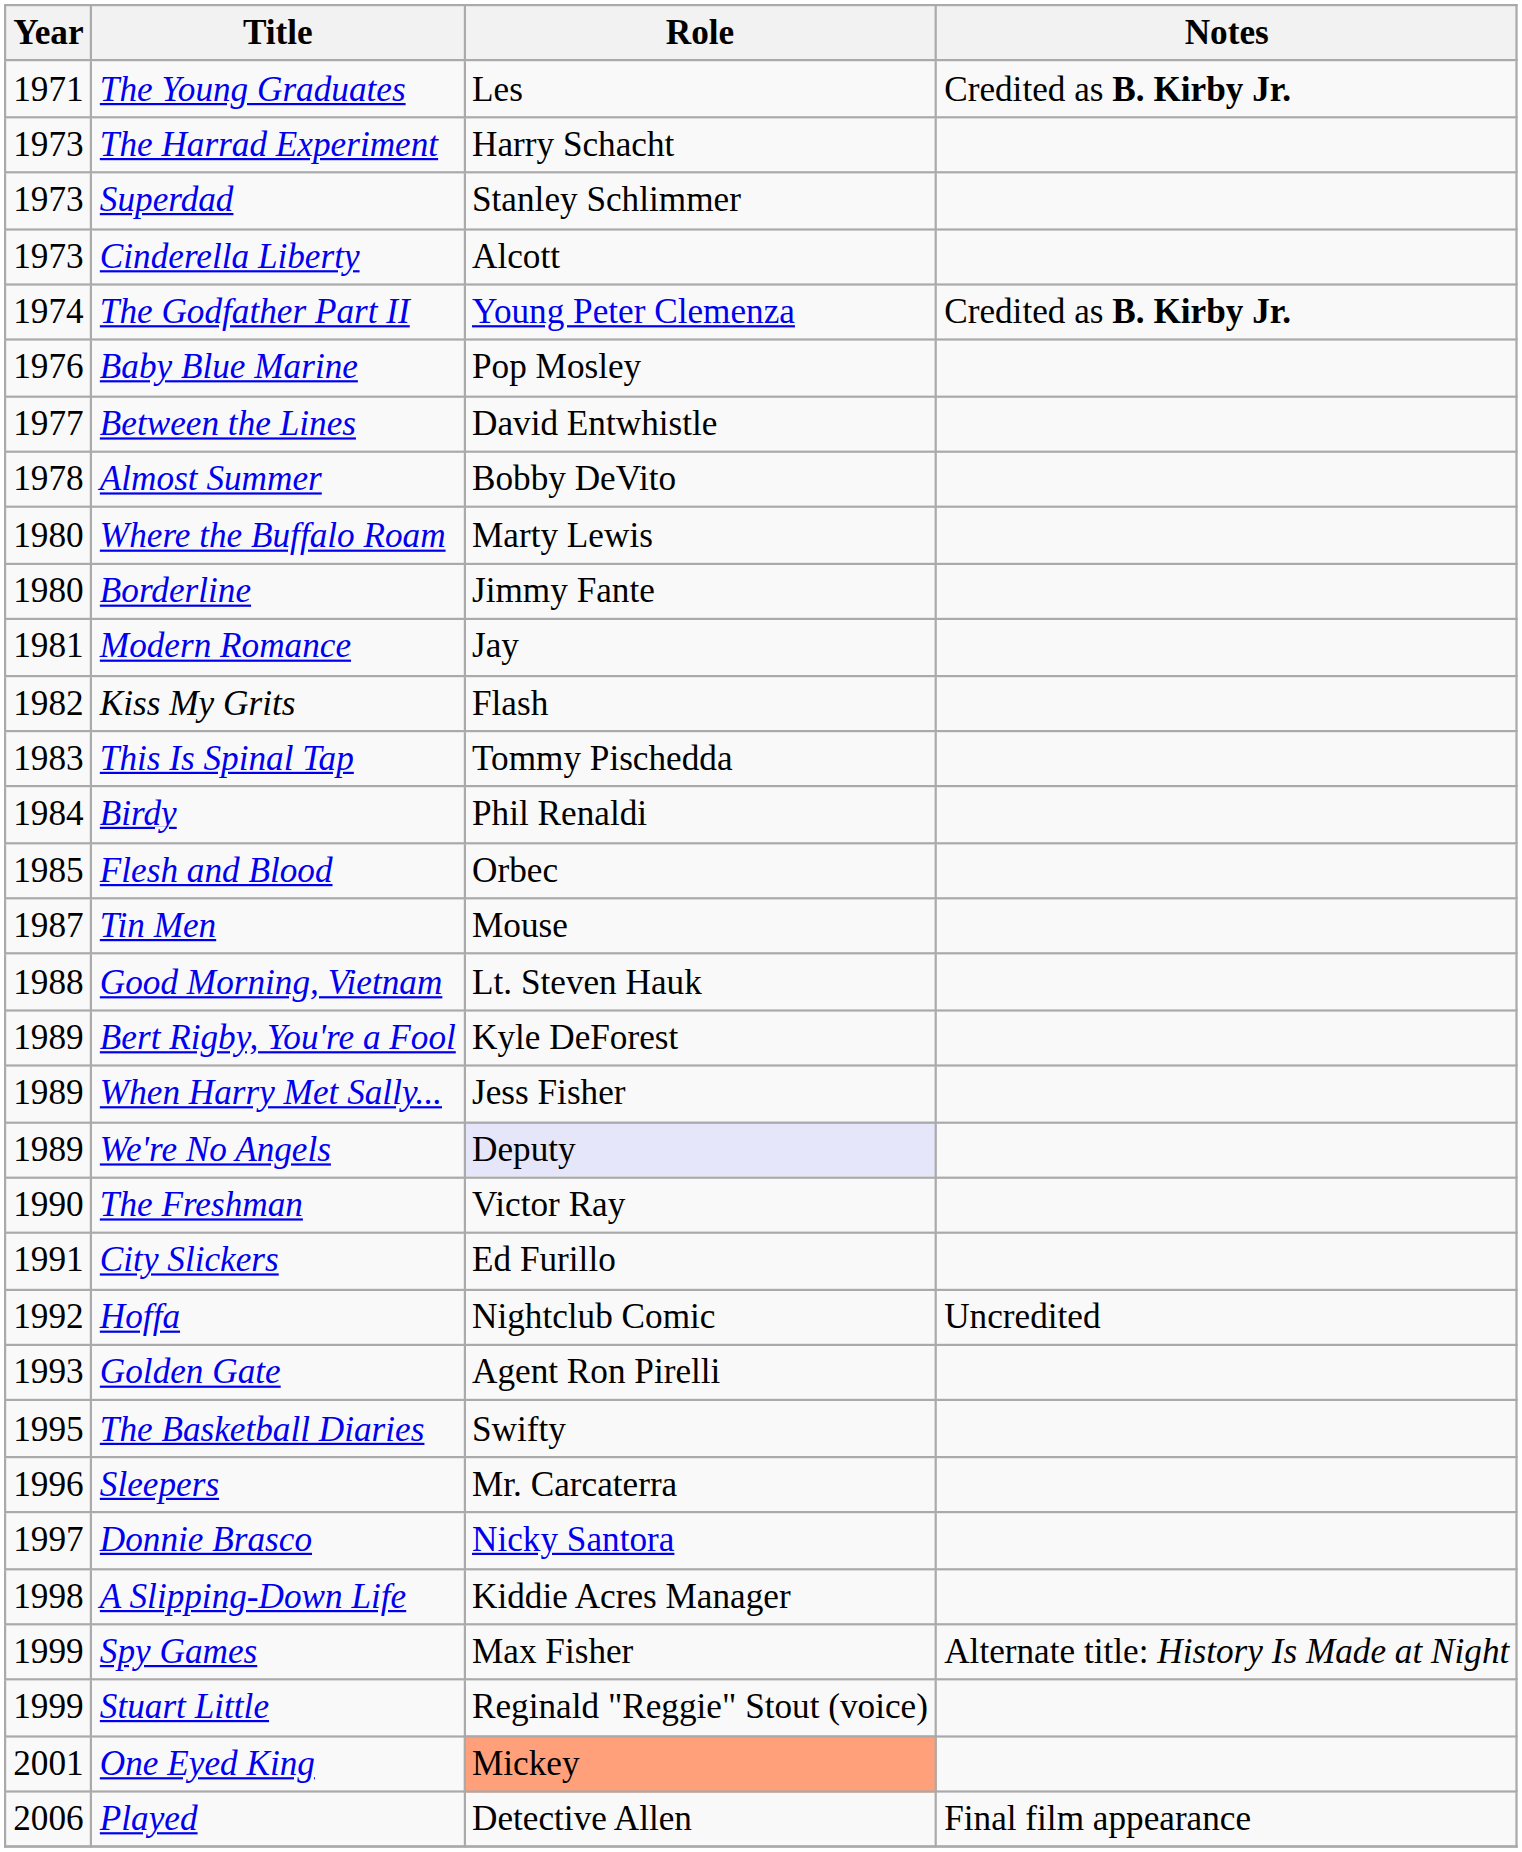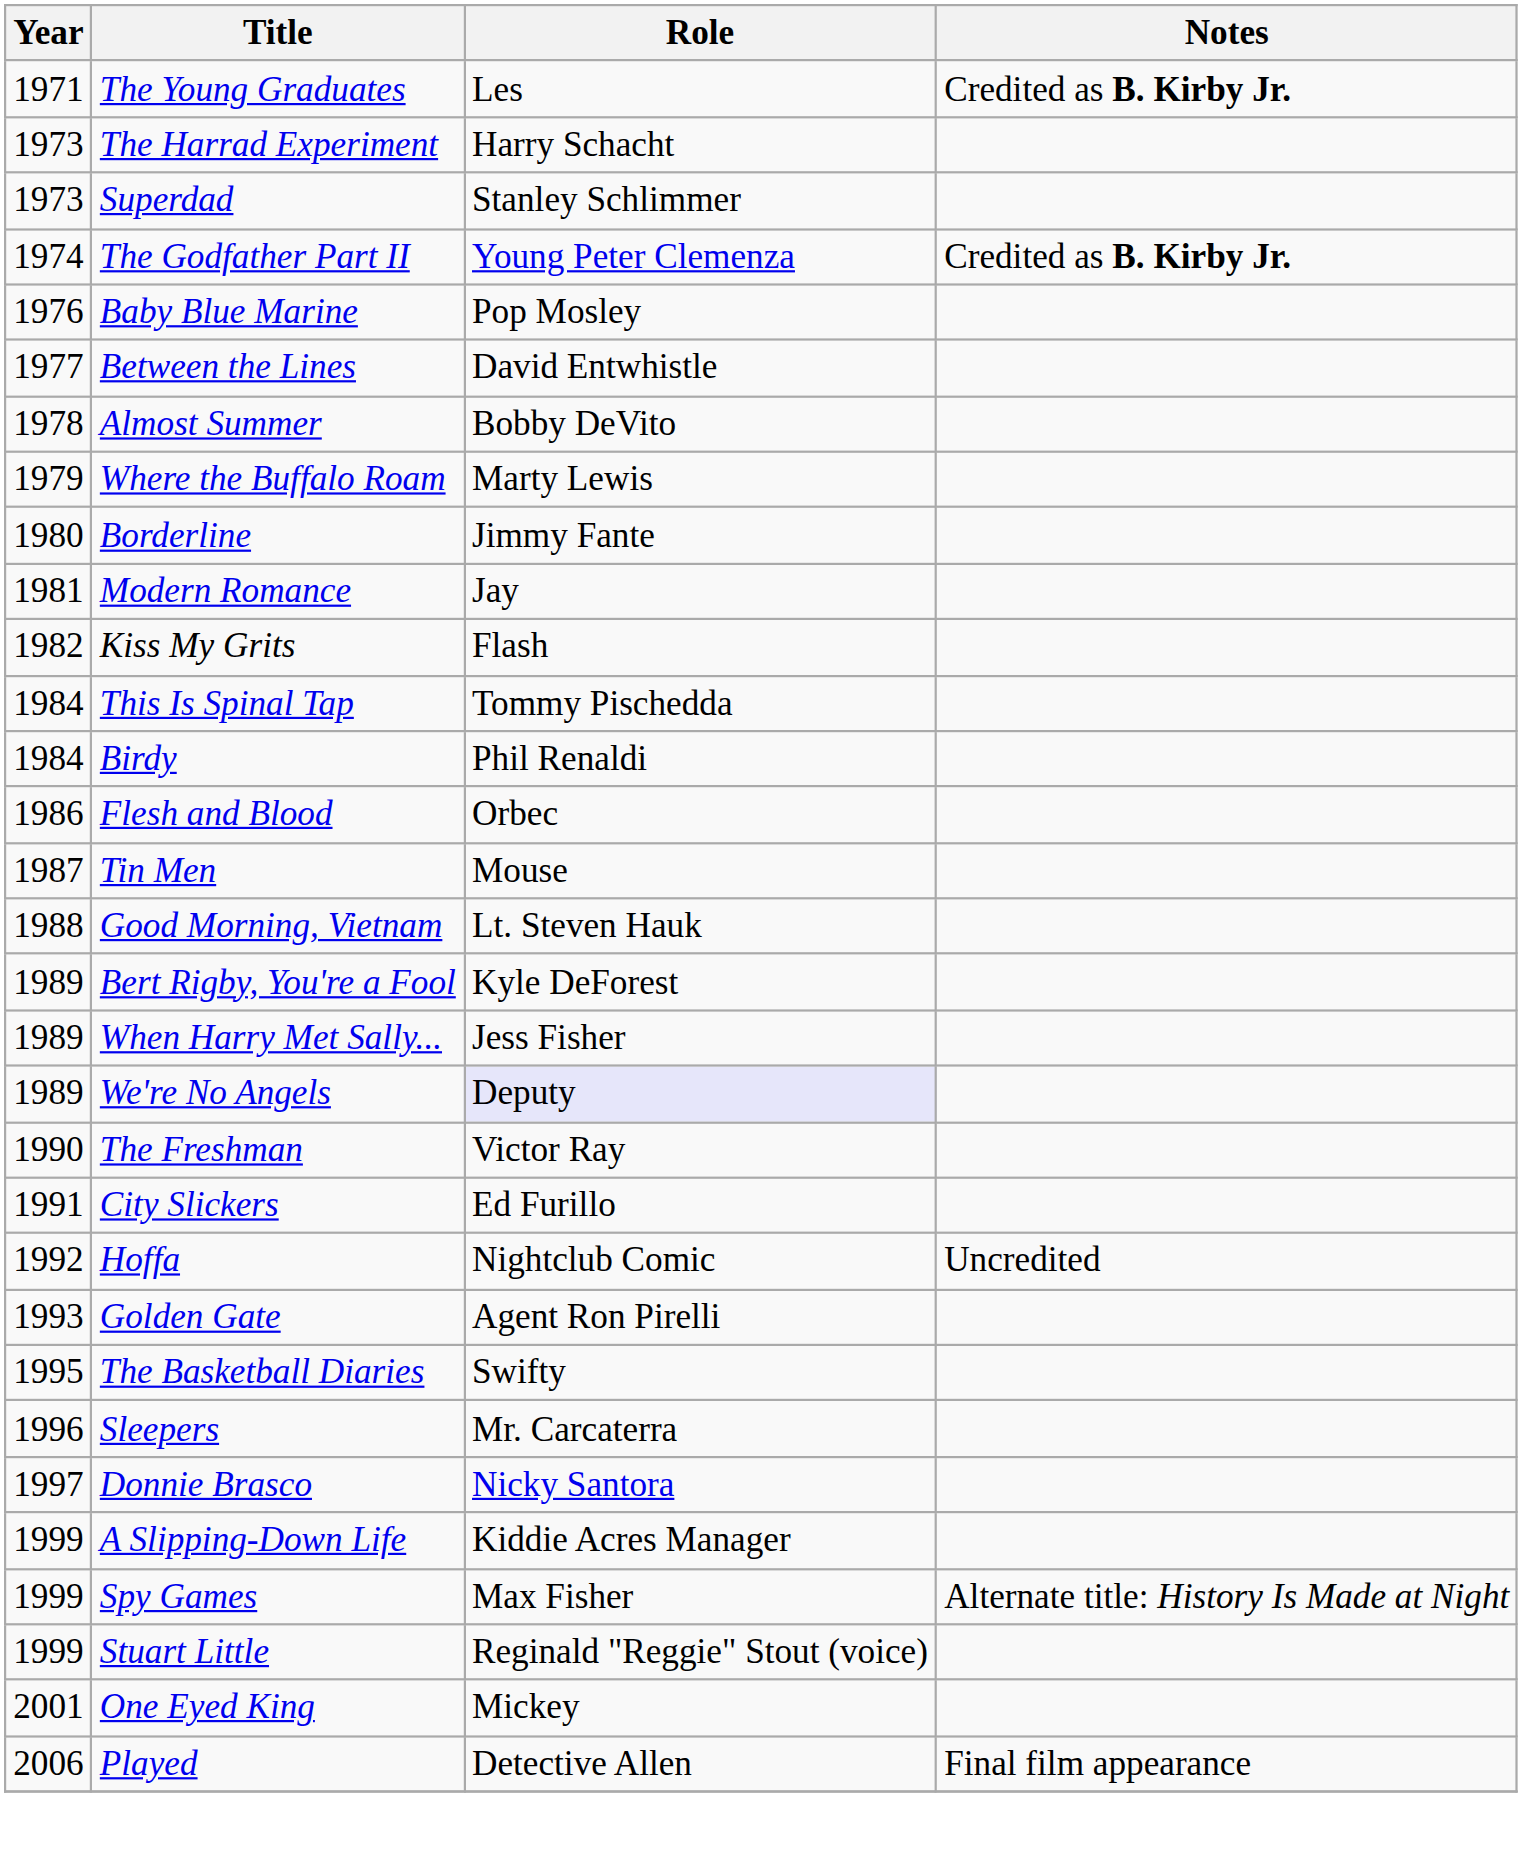- row: (230, 255)
(48, 534) 1980 -> (48, 479) 1979
(48, 758) 1983 -> (48, 702) 1984
(48, 869) 1985 -> (48, 813) 1986
(48, 1595) 1998 -> (48, 1539) 1999
(526, 1762) lightsalmon background -> (526, 1707) no background
